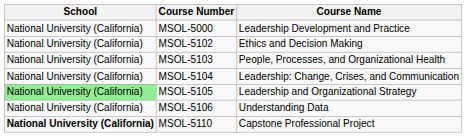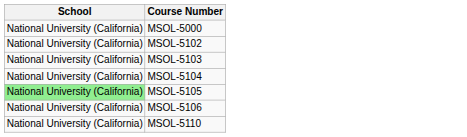- column: (349, 12)
(80, 124) bold -> (75, 124) normal
